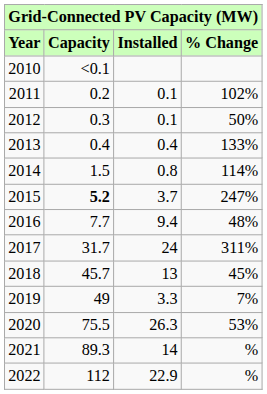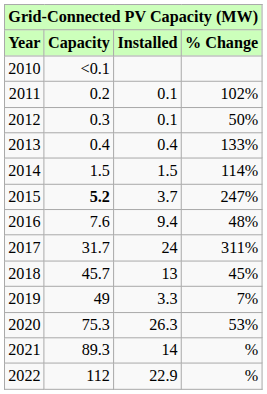(167, 171) 0.8 -> (167, 171) 1.5
(100, 222) 7.7 -> (100, 222) 7.6
(96, 324) 75.5 -> (96, 324) 75.3
